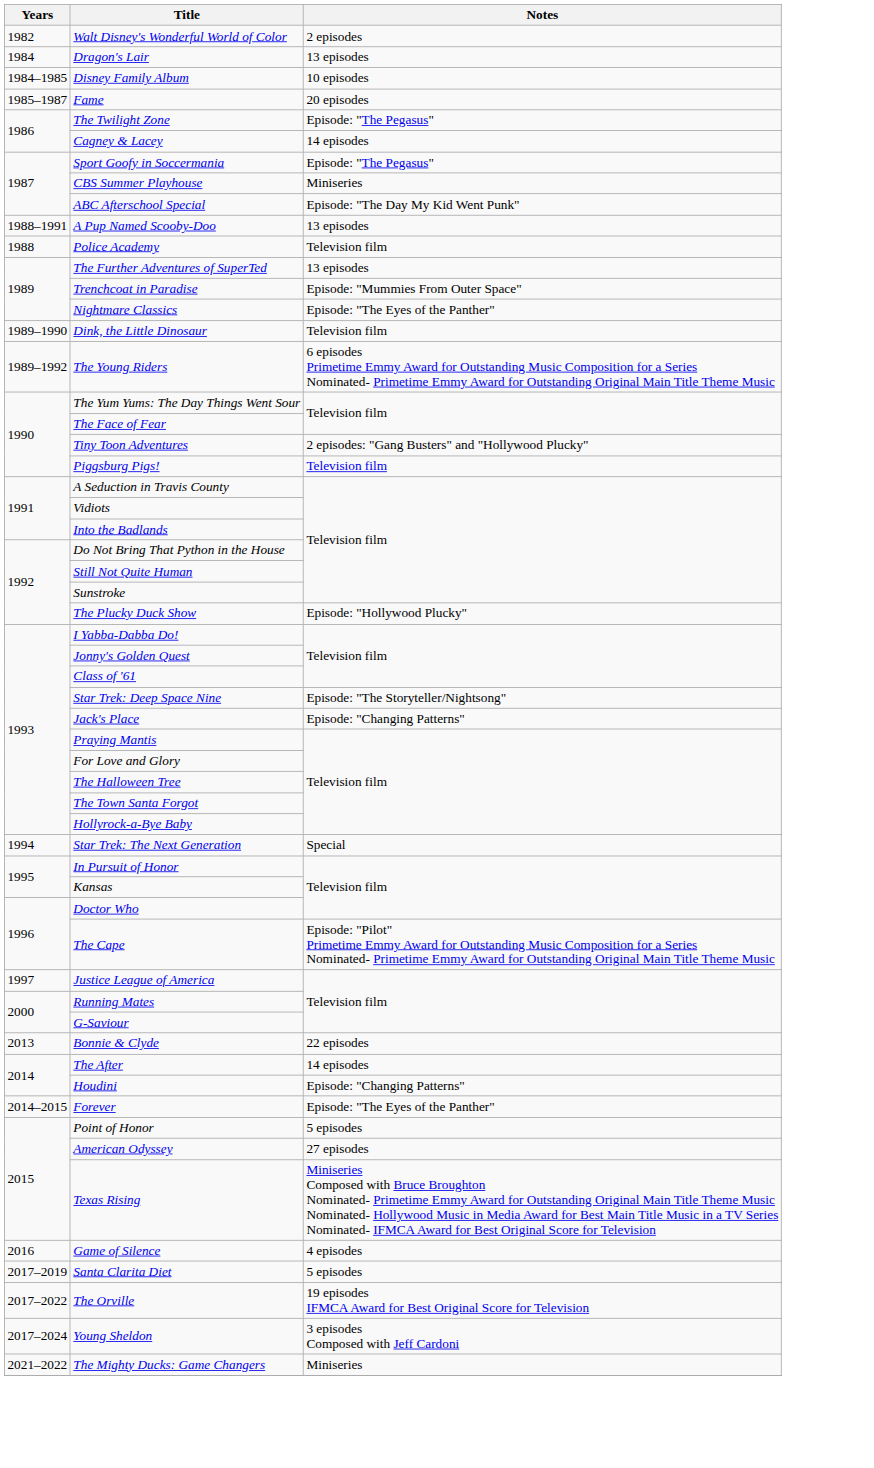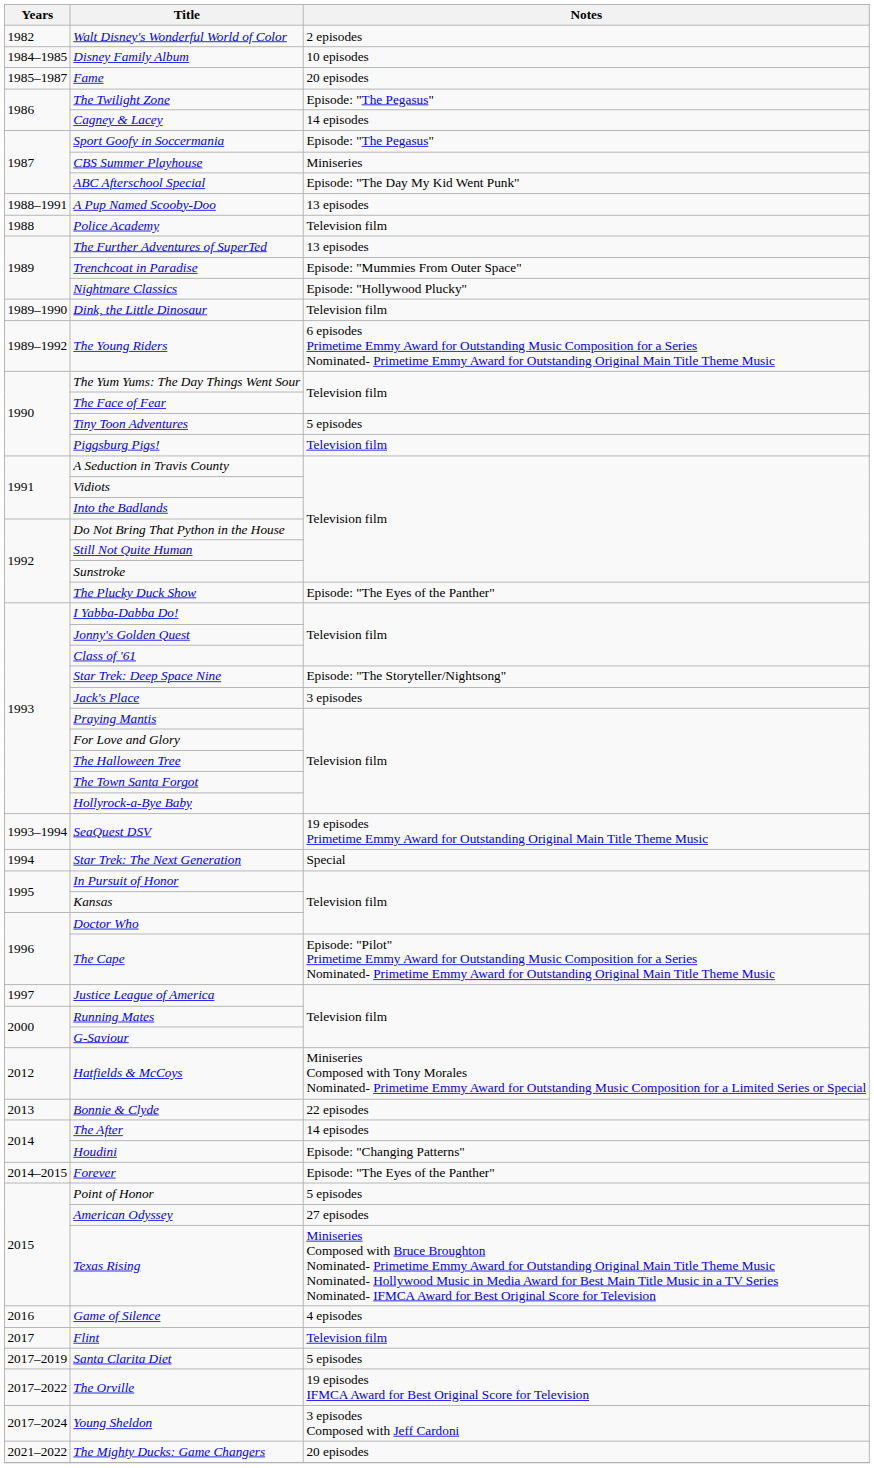- row: (111, 57)
(401, 309) Episode: "The Eyes of the Panther" -> (387, 288) Episode: "Hollywood Plucky"
(447, 445) 2 episodes: "Gang Busters" and "Hollywood Plucky" -> (334, 424) 5 episodes
(387, 613) Episode: "Hollywood Plucky" -> (401, 592) Episode: "The Eyes of the Panther"
(386, 718) Episode: "Changing Patterns" -> (334, 697) 3 episodes
+ row: (112, 831)
+ row: (128, 1073)
+ row: (86, 1337)
(334, 1364) Miniseries -> (338, 1451) 20 episodes
